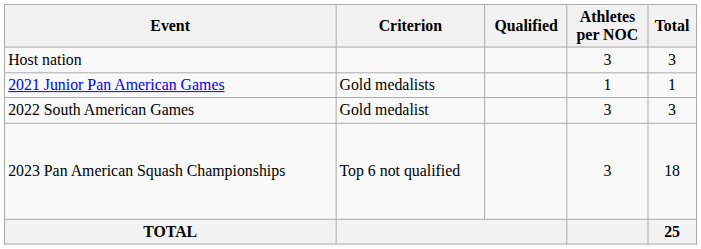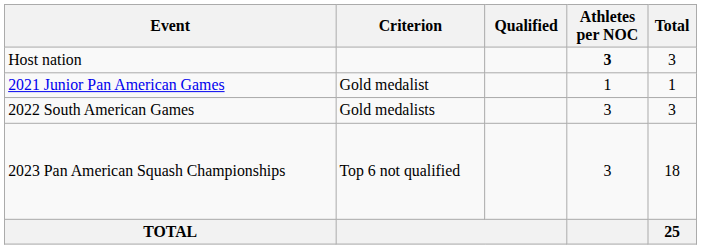(607, 60) normal -> (607, 60) bold
(387, 85) Gold medalists -> (384, 85) Gold medalist
(384, 110) Gold medalist -> (387, 110) Gold medalists
